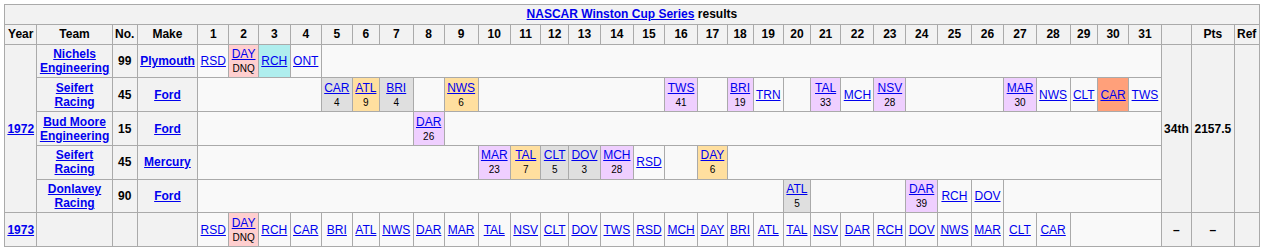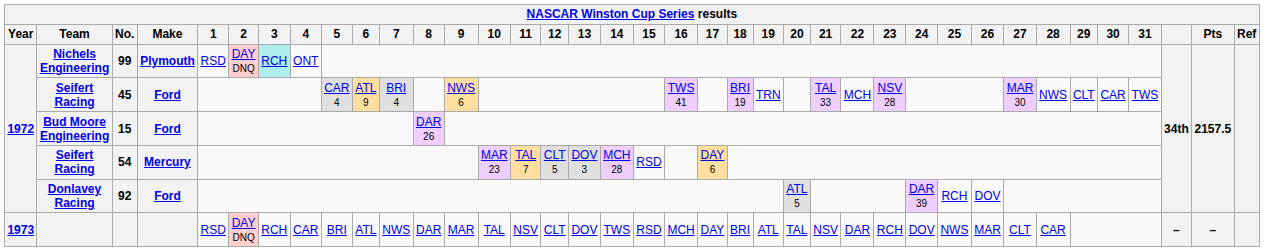(1113, 95) lightsalmon background -> (1113, 95) no background
(125, 162) 45 -> (125, 162) 54
(125, 196) 90 -> (125, 196) 92
